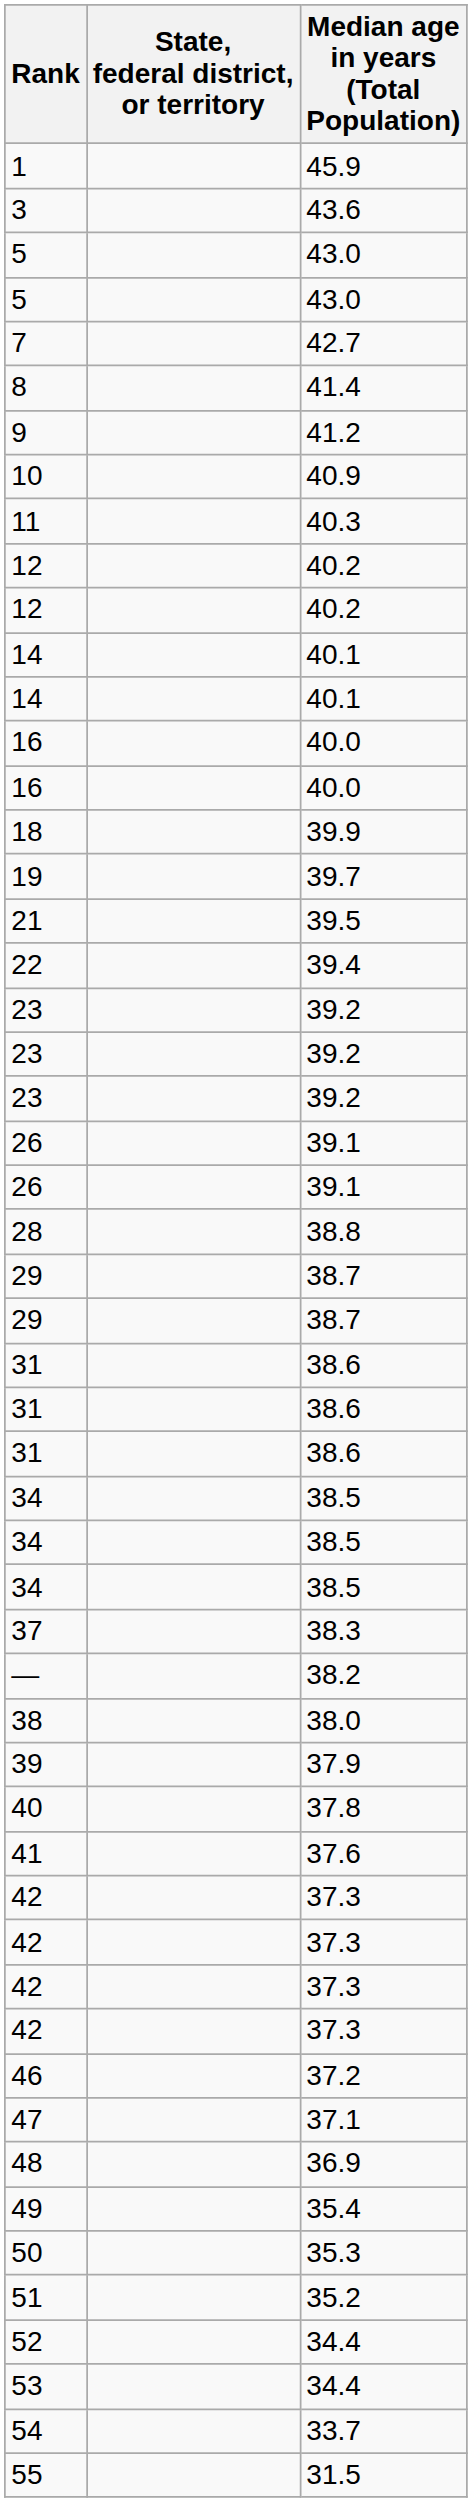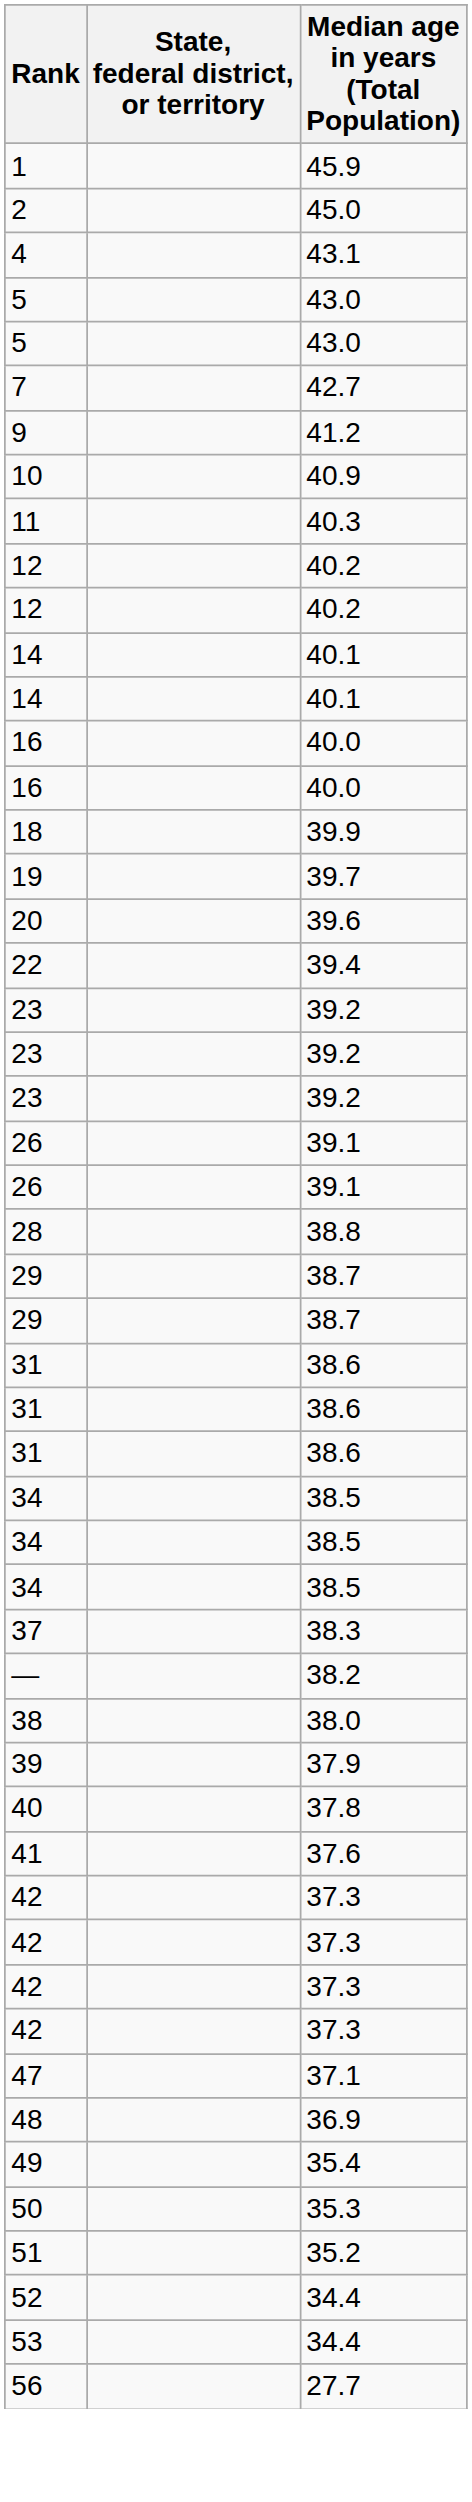+ row: (19, 210)
- row: (19, 210)
+ row: (19, 254)
- row: (19, 387)
+ row: (27, 920)
- row: (27, 920)
- row: (27, 2075)
- row: (27, 2430)
- row: (27, 2474)
+ row: (27, 2385)
